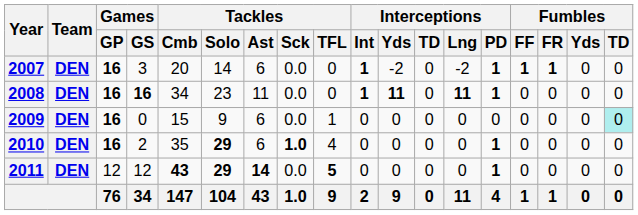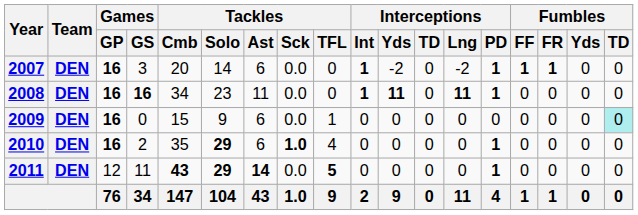(143, 171) 12 -> (143, 171) 11
